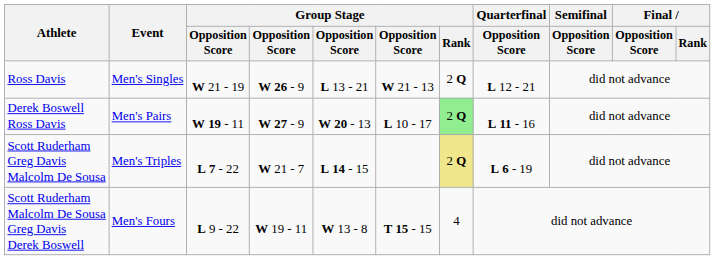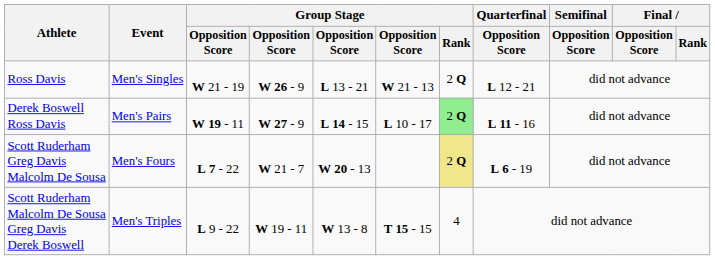(344, 124) W 20 - 13 -> (344, 124) L 14 - 15
(147, 161) Men's Triples -> (143, 161) Men's Fours
(344, 168) L 14 - 15 -> (344, 168) W 20 - 13
(143, 221) Men's Fours -> (147, 221) Men's Triples
